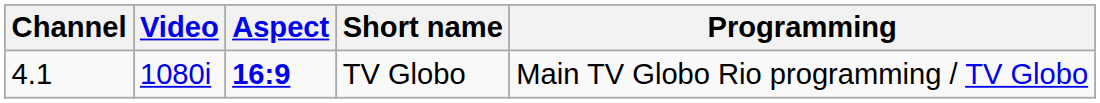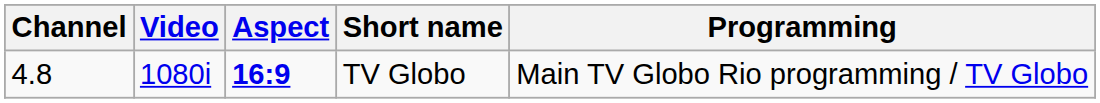(32, 73) 4.1 -> (32, 73) 4.8
